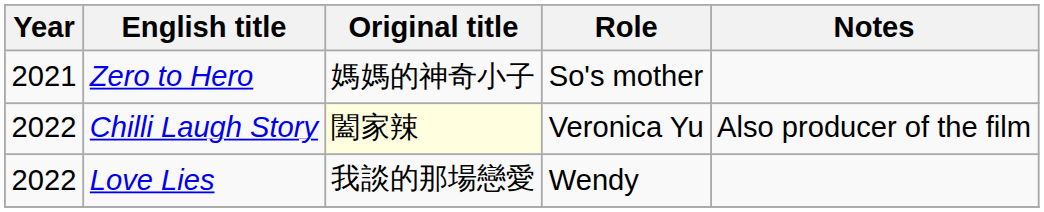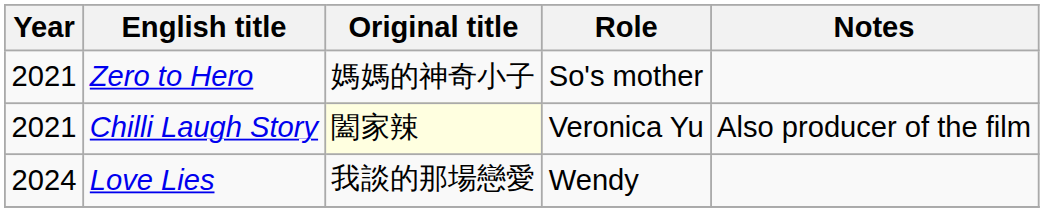(44, 128) 2022 -> (44, 128) 2021
(44, 179) 2022 -> (44, 179) 2024
